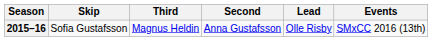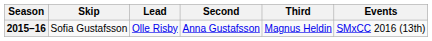columns swapped: (166, 12) <-> (309, 12)
